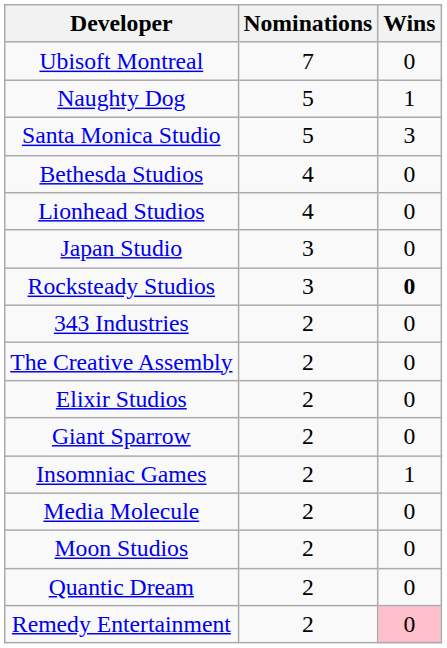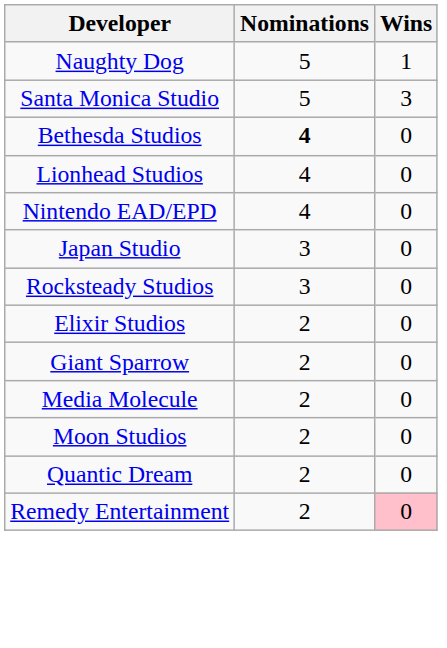- row: (121, 60)
(308, 173) normal -> (305, 135) bold
+ row: (120, 211)
(409, 286) bold -> (406, 286) normal
- row: (121, 323)
- row: (121, 361)
- row: (121, 473)
